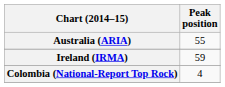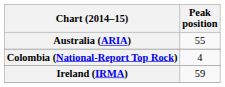rows swapped: (92, 73) <-> (92, 57)
